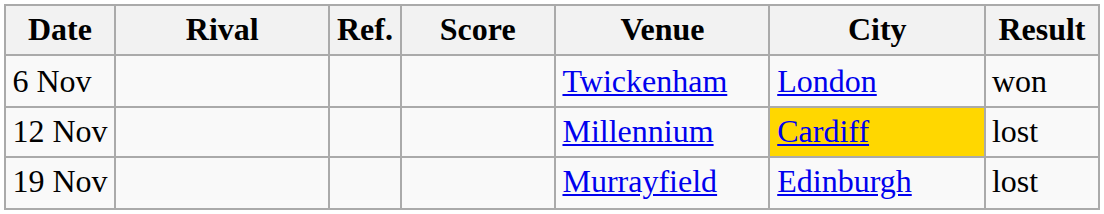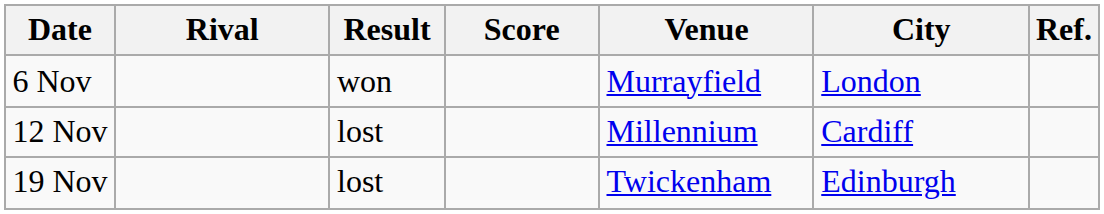columns swapped: (1042, 29) <-> (365, 29)
(645, 80) Twickenham -> (684, 80) Murrayfield
(823, 131) gold background -> (867, 131) no background
(640, 182) Murrayfield -> (689, 182) Twickenham
